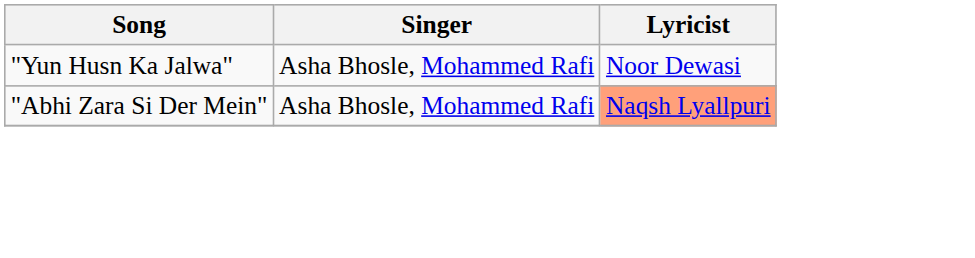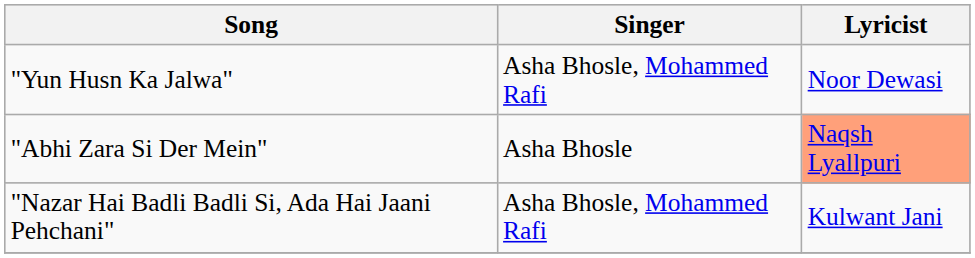(437, 105) Asha Bhosle, Mohammed Rafi -> (568, 148) Asha Bhosle
+ row: (221, 217)
